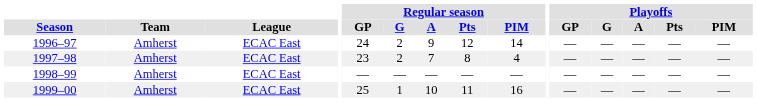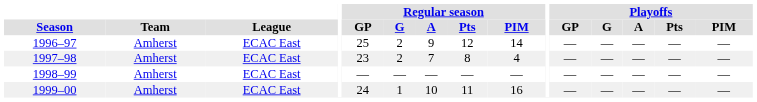(363, 43) 24 -> (363, 43) 25
(363, 89) 25 -> (363, 89) 24
